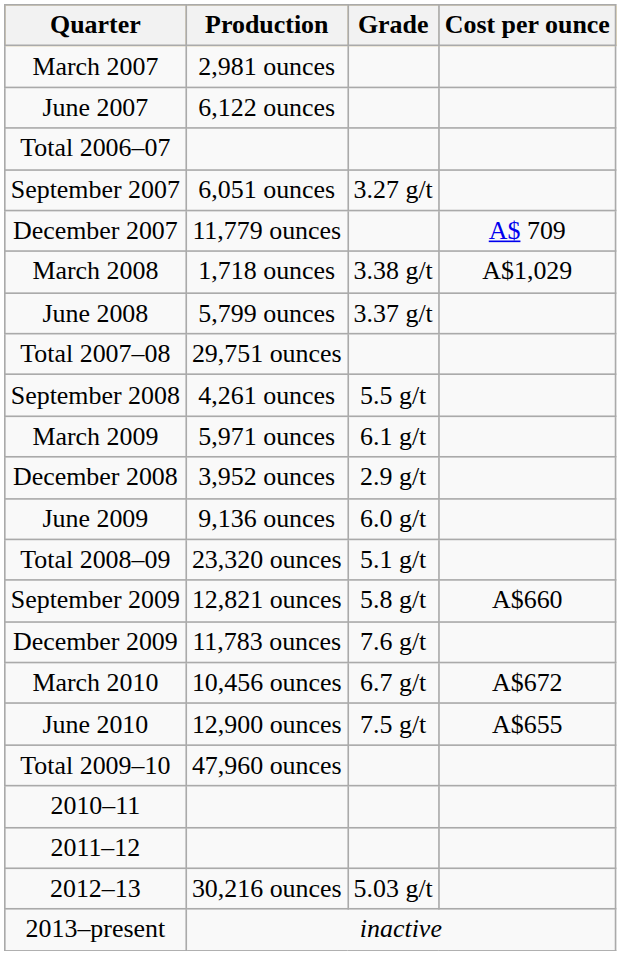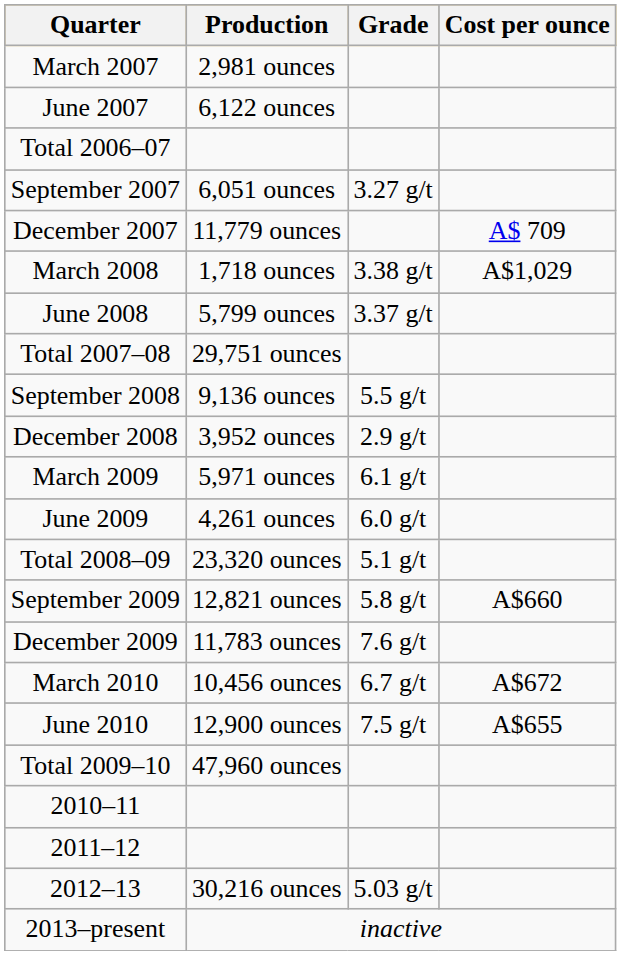(267, 395) 4,261 ounces -> (267, 395) 9,136 ounces
rows swapped: (95, 477) <-> (95, 436)
(267, 518) 9,136 ounces -> (267, 518) 4,261 ounces
